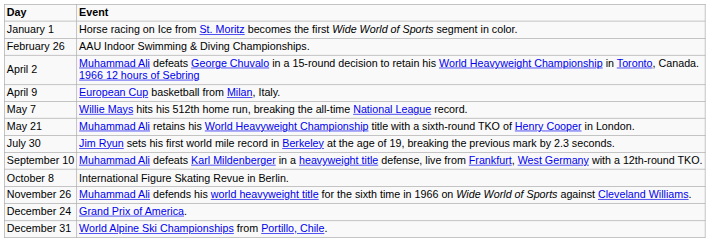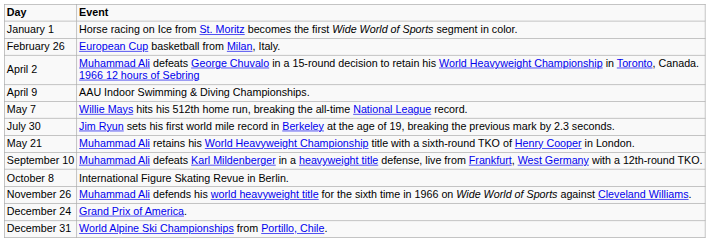(194, 47) AAU Indoor Swimming & Diving Championships. -> (180, 47) European Cup basketball from Milan, Italy.
(180, 93) European Cup basketball from Milan, Italy. -> (194, 93) AAU Indoor Swimming & Diving Championships.
rows swapped: (24, 127) <-> (24, 144)
